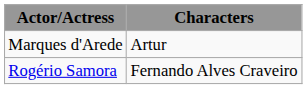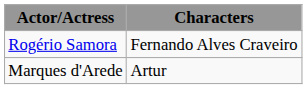rows swapped: (63, 70) <-> (66, 44)
